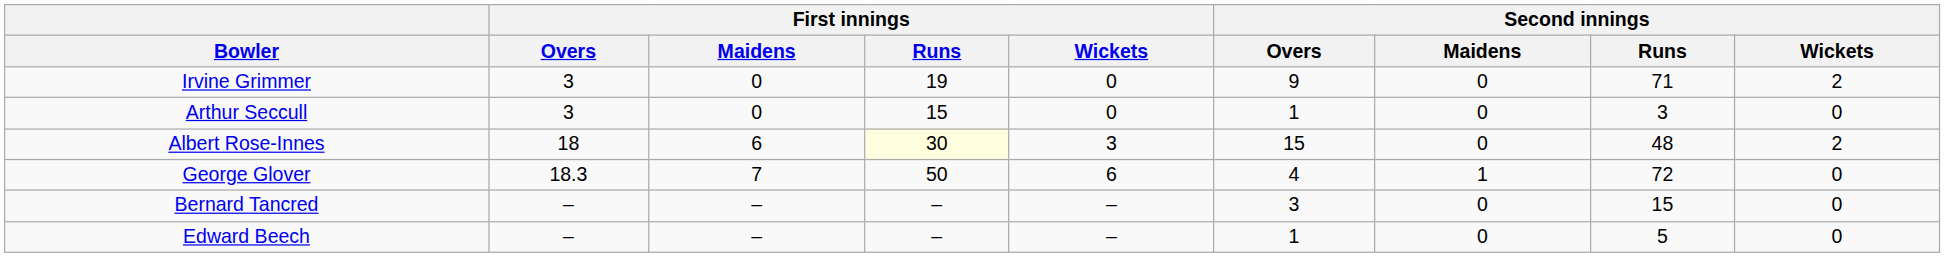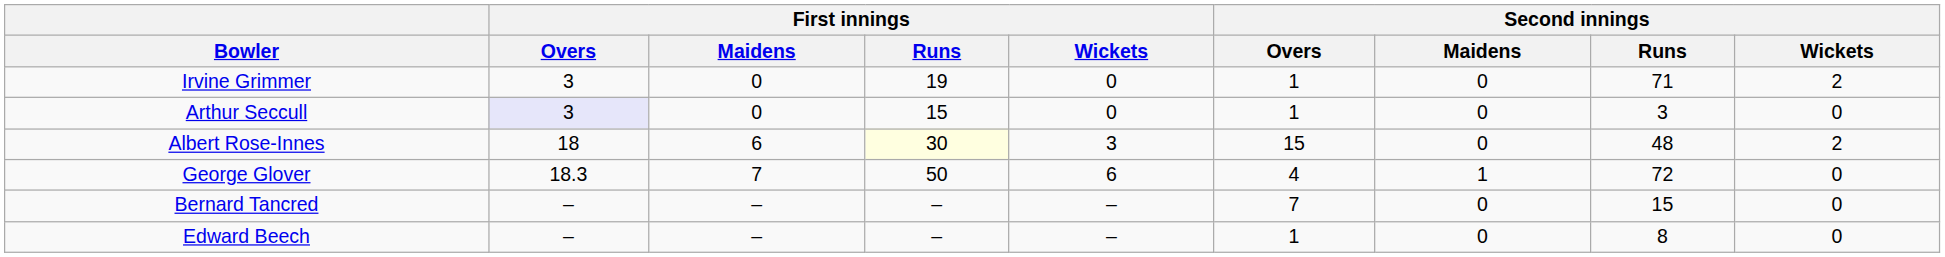(1294, 81) 9 -> (1294, 81) 1
(568, 112) no background -> (568, 112) lavender background
(1294, 205) 3 -> (1294, 205) 7
(1662, 236) 5 -> (1662, 236) 8
